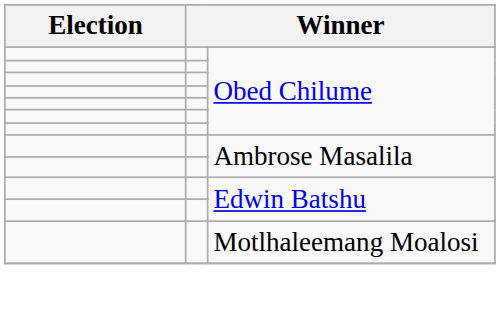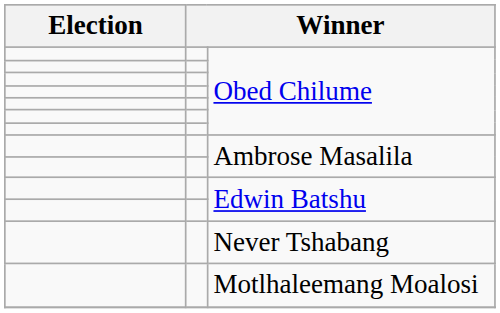+ row: (96, 242)
